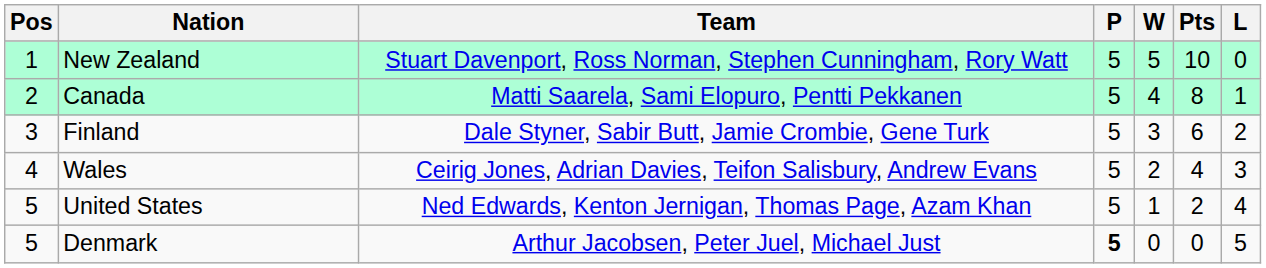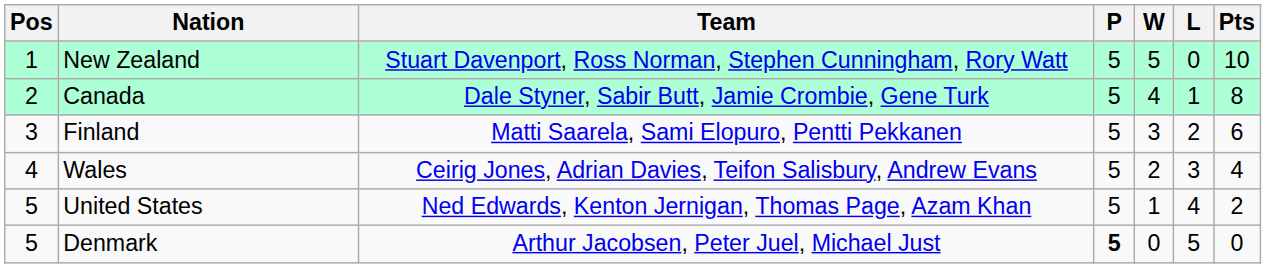columns swapped: (1240, 22) <-> (1197, 22)
(727, 96) Matti Saarela, Sami Elopuro, Pentti Pekkanen -> (726, 96) Dale Styner, Sabir Butt, Jamie Crombie, Gene Turk
(726, 133) Dale Styner, Sabir Butt, Jamie Crombie, Gene Turk -> (727, 133) Matti Saarela, Sami Elopuro, Pentti Pekkanen
